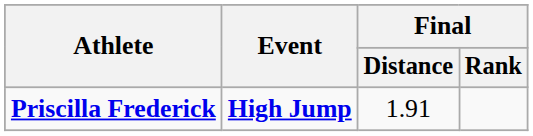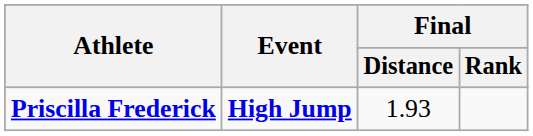(408, 108) 1.91 -> (408, 108) 1.93
